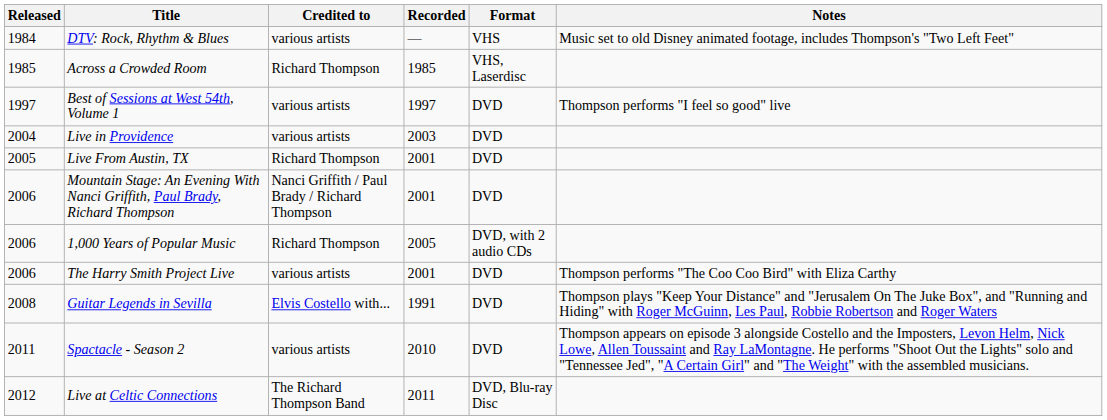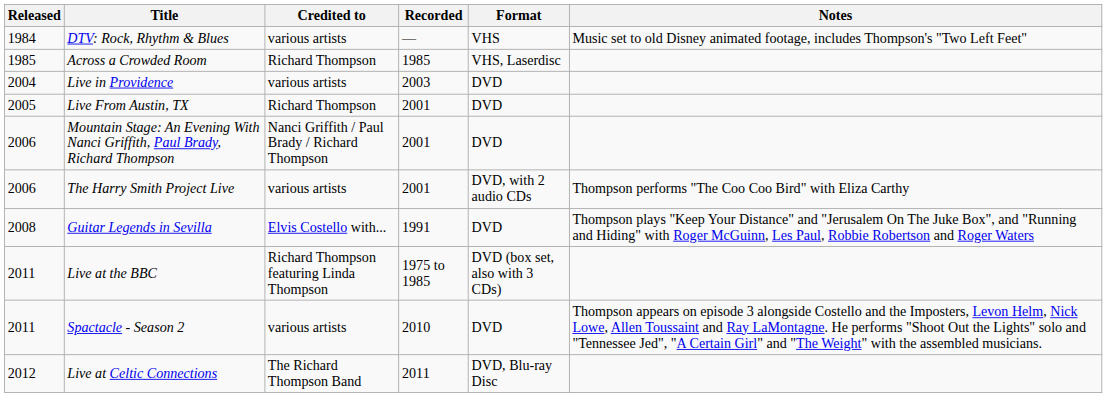- row: (150, 106)
- row: (151, 243)
(487, 273) DVD -> (508, 189) DVD, with 2 audio CDs
+ row: (112, 273)
